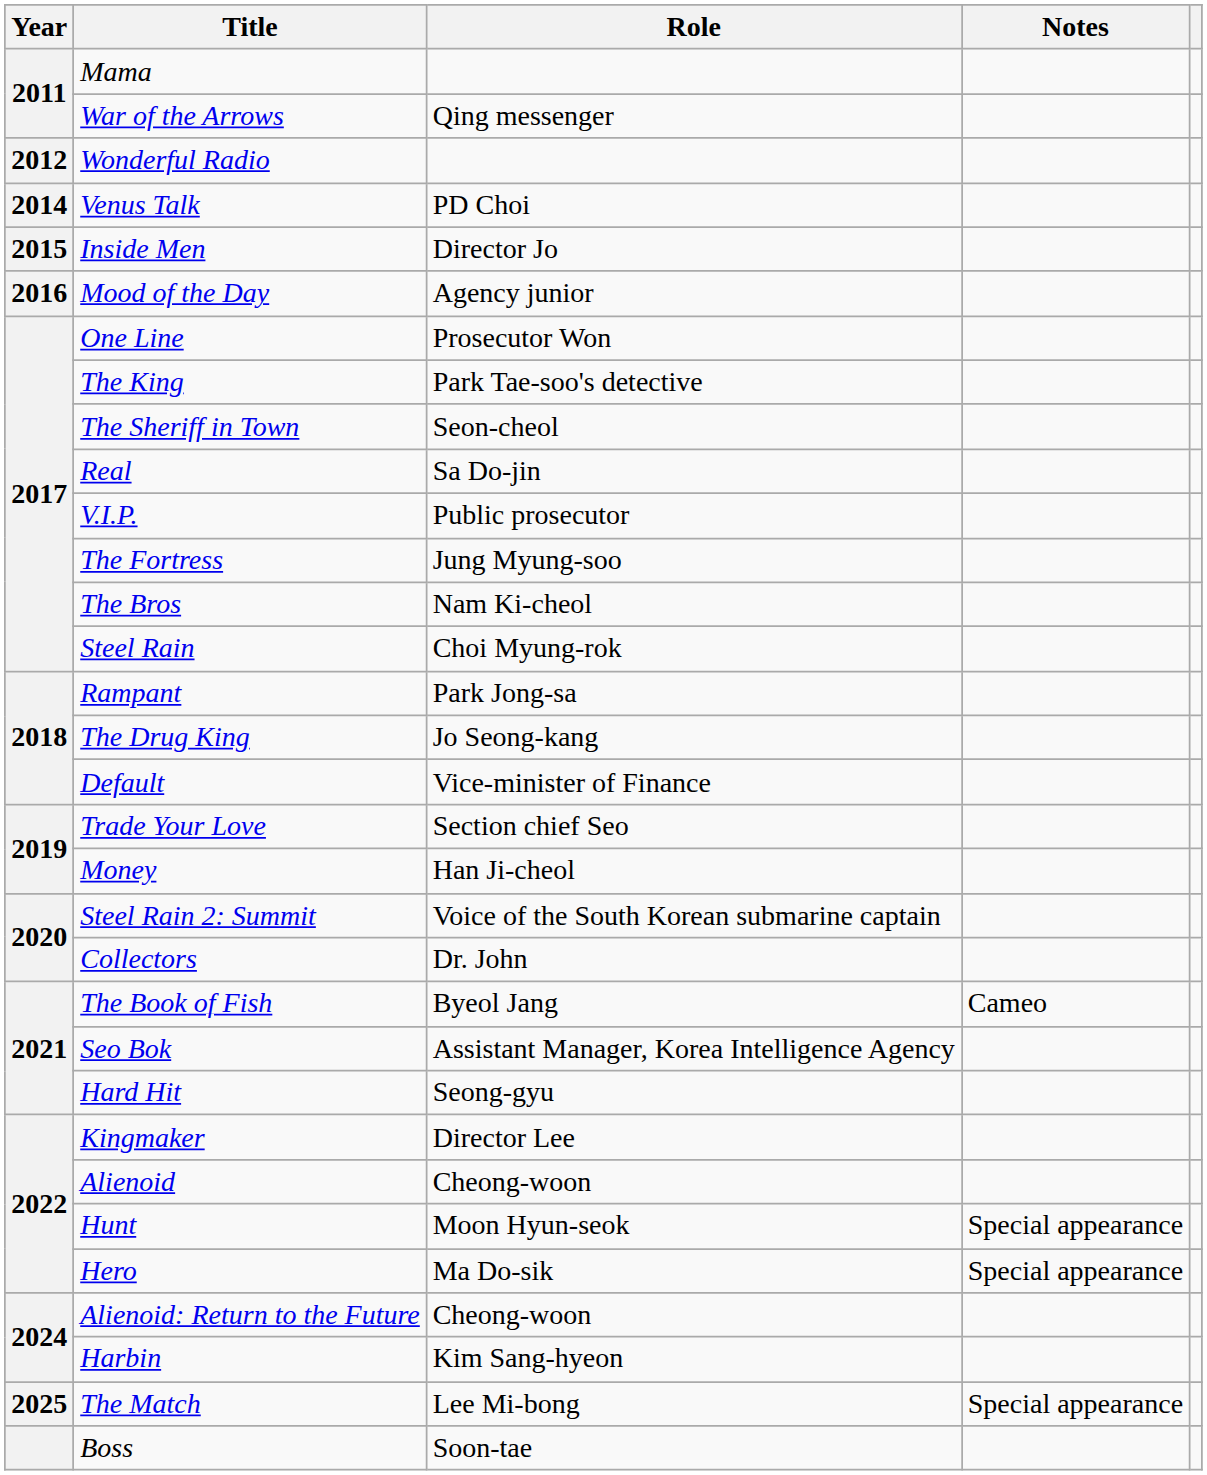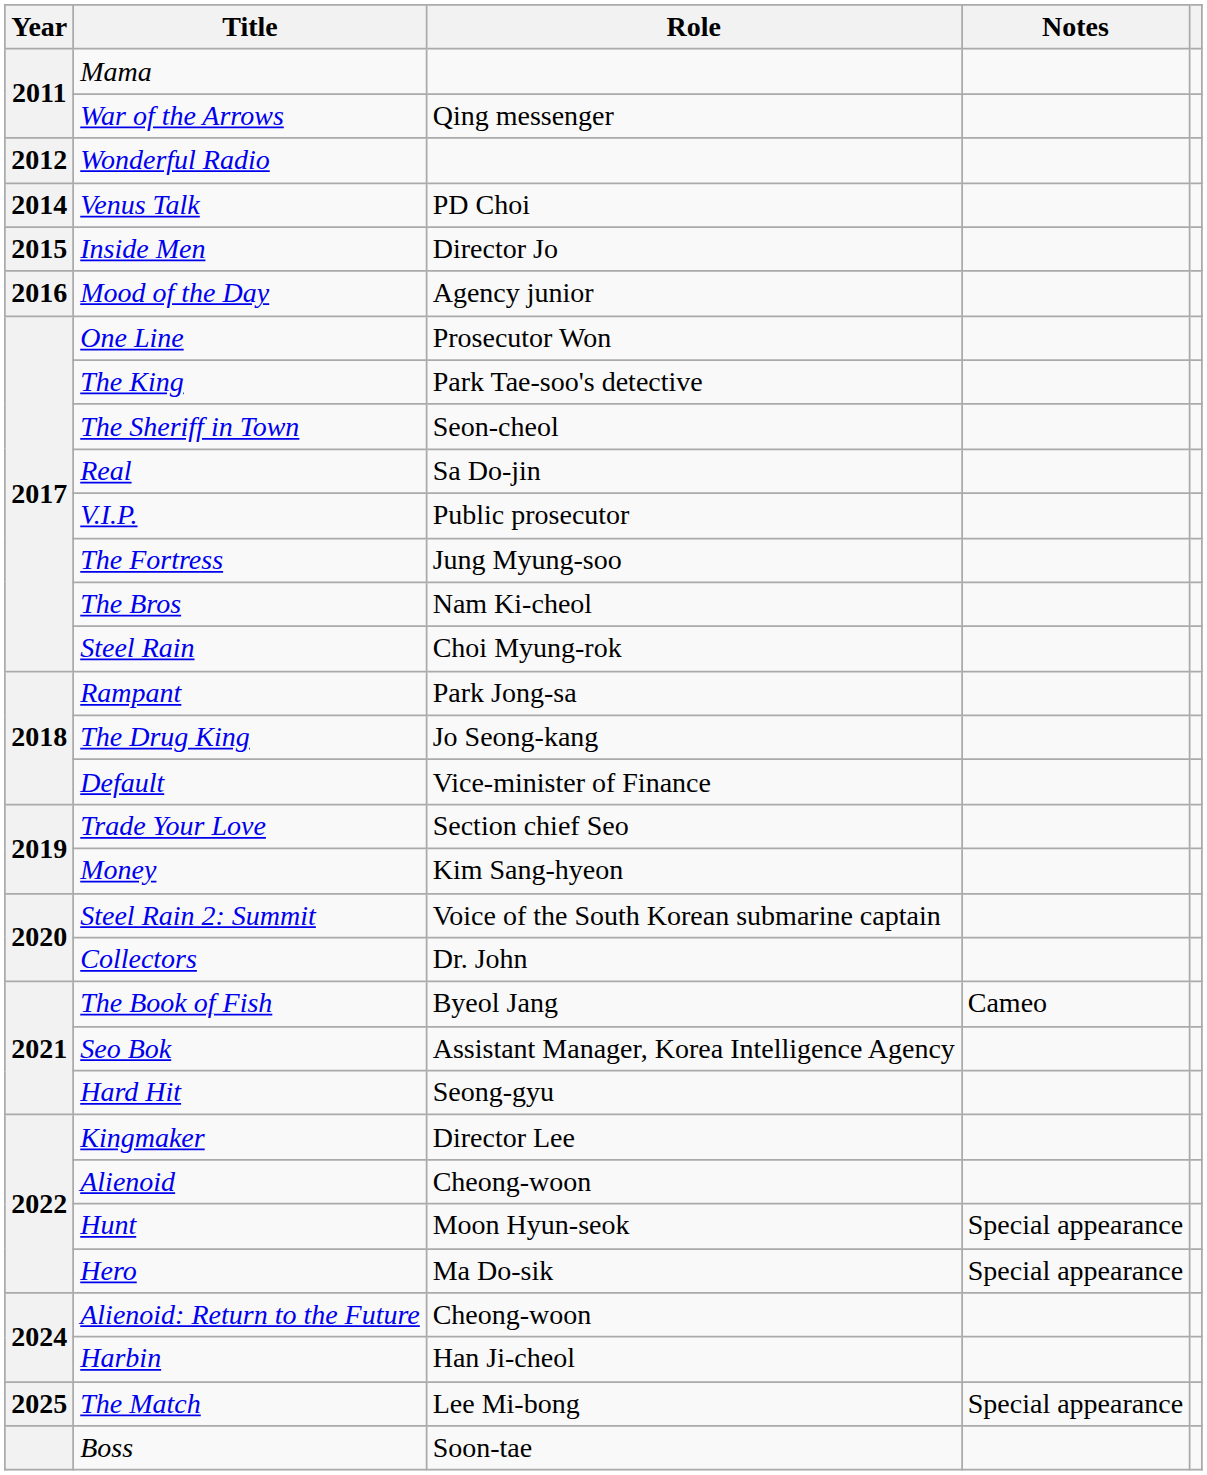(504, 870) Han Ji-cheol -> (528, 870) Kim Sang-hyeon
(528, 1358) Kim Sang-hyeon -> (504, 1358) Han Ji-cheol
